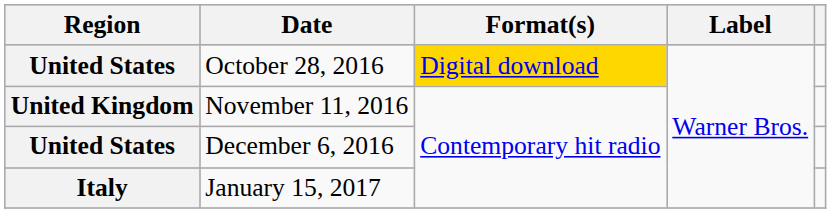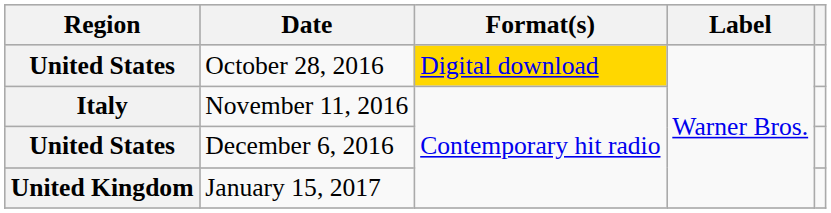(102, 106) United Kingdom -> (102, 106) Italy
(102, 187) Italy -> (102, 187) United Kingdom
